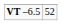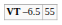(50, 12) 52 -> (50, 12) 55
